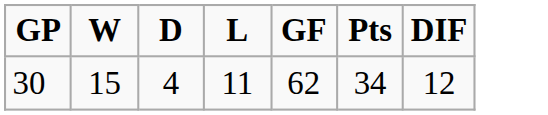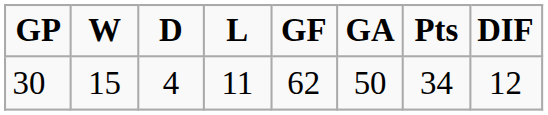+ column: (370, 30)
